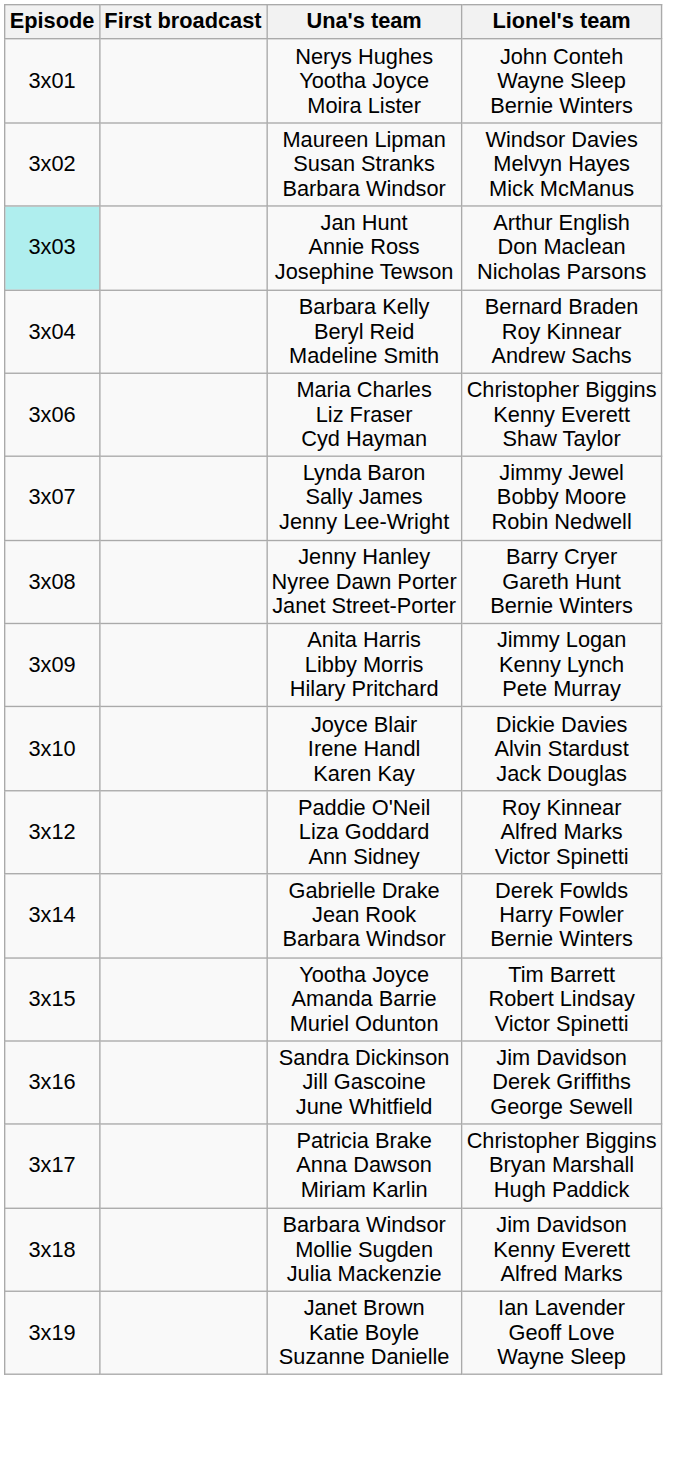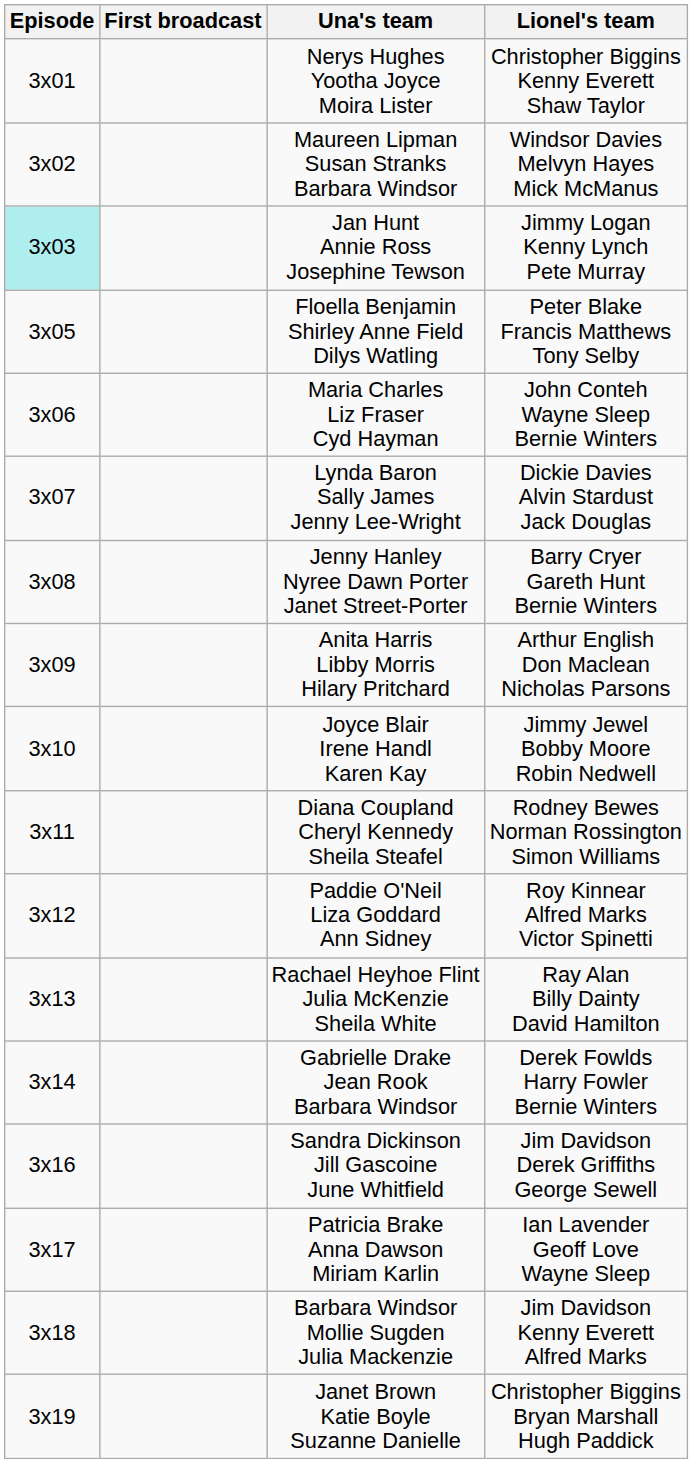(562, 80) John Conteh Wayne Sleep Bernie Winters -> (586, 80) Christopher Biggins Kenny Everett Shaw Taylor
(562, 247) Arthur English Don Maclean Nicholas Parsons -> (586, 247) Jimmy Logan Kenny Lynch Pete Murray
- row: (364, 331)
+ row: (376, 331)
(562, 414) Christopher Biggins Kenny Everett Shaw Taylor -> (586, 414) John Conteh Wayne Sleep Bernie Winters
(562, 498) Jimmy Jewel Bobby Moore Robin Nedwell -> (586, 498) Dickie Davies Alvin Stardust Jack Douglas
(562, 665) Jimmy Logan Kenny Lynch Pete Murray -> (586, 665) Arthur English Don Maclean Nicholas Parsons
(562, 748) Dickie Davies Alvin Stardust Jack Douglas -> (586, 748) Jimmy Jewel Bobby Moore Robin Nedwell
+ row: (376, 831)
+ row: (376, 998)
- row: (364, 998)
(562, 1165) Christopher Biggins Bryan Marshall Hugh Paddick -> (586, 1249) Ian Lavender Geoff Love Wayne Sleep
(562, 1332) Ian Lavender Geoff Love Wayne Sleep -> (586, 1416) Christopher Biggins Bryan Marshall Hugh Paddick
